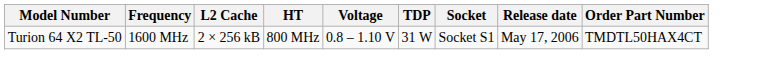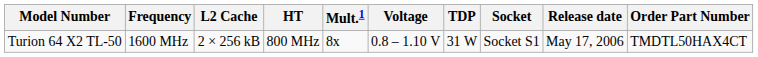+ column: (345, 17)
